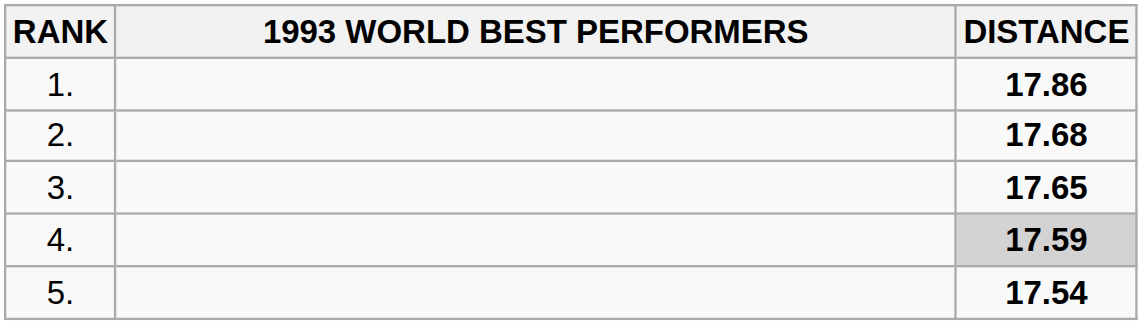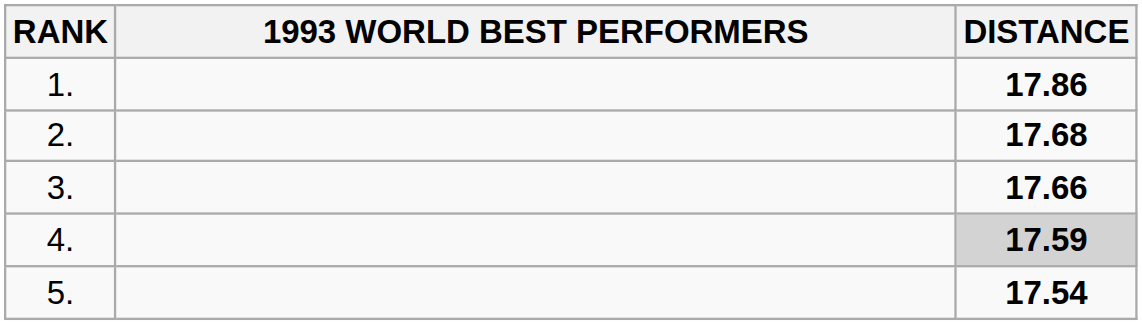(1046, 188) 17.65 -> (1046, 188) 17.66
